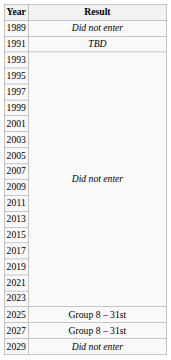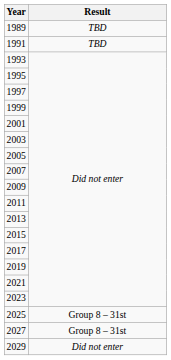(97, 28) Did not enter -> (97, 28) TBD
